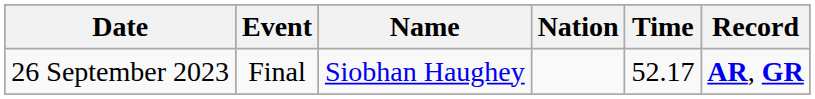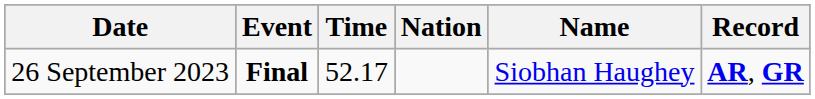columns swapped: (425, 26) <-> (663, 26)
(277, 71) normal -> (277, 71) bold
